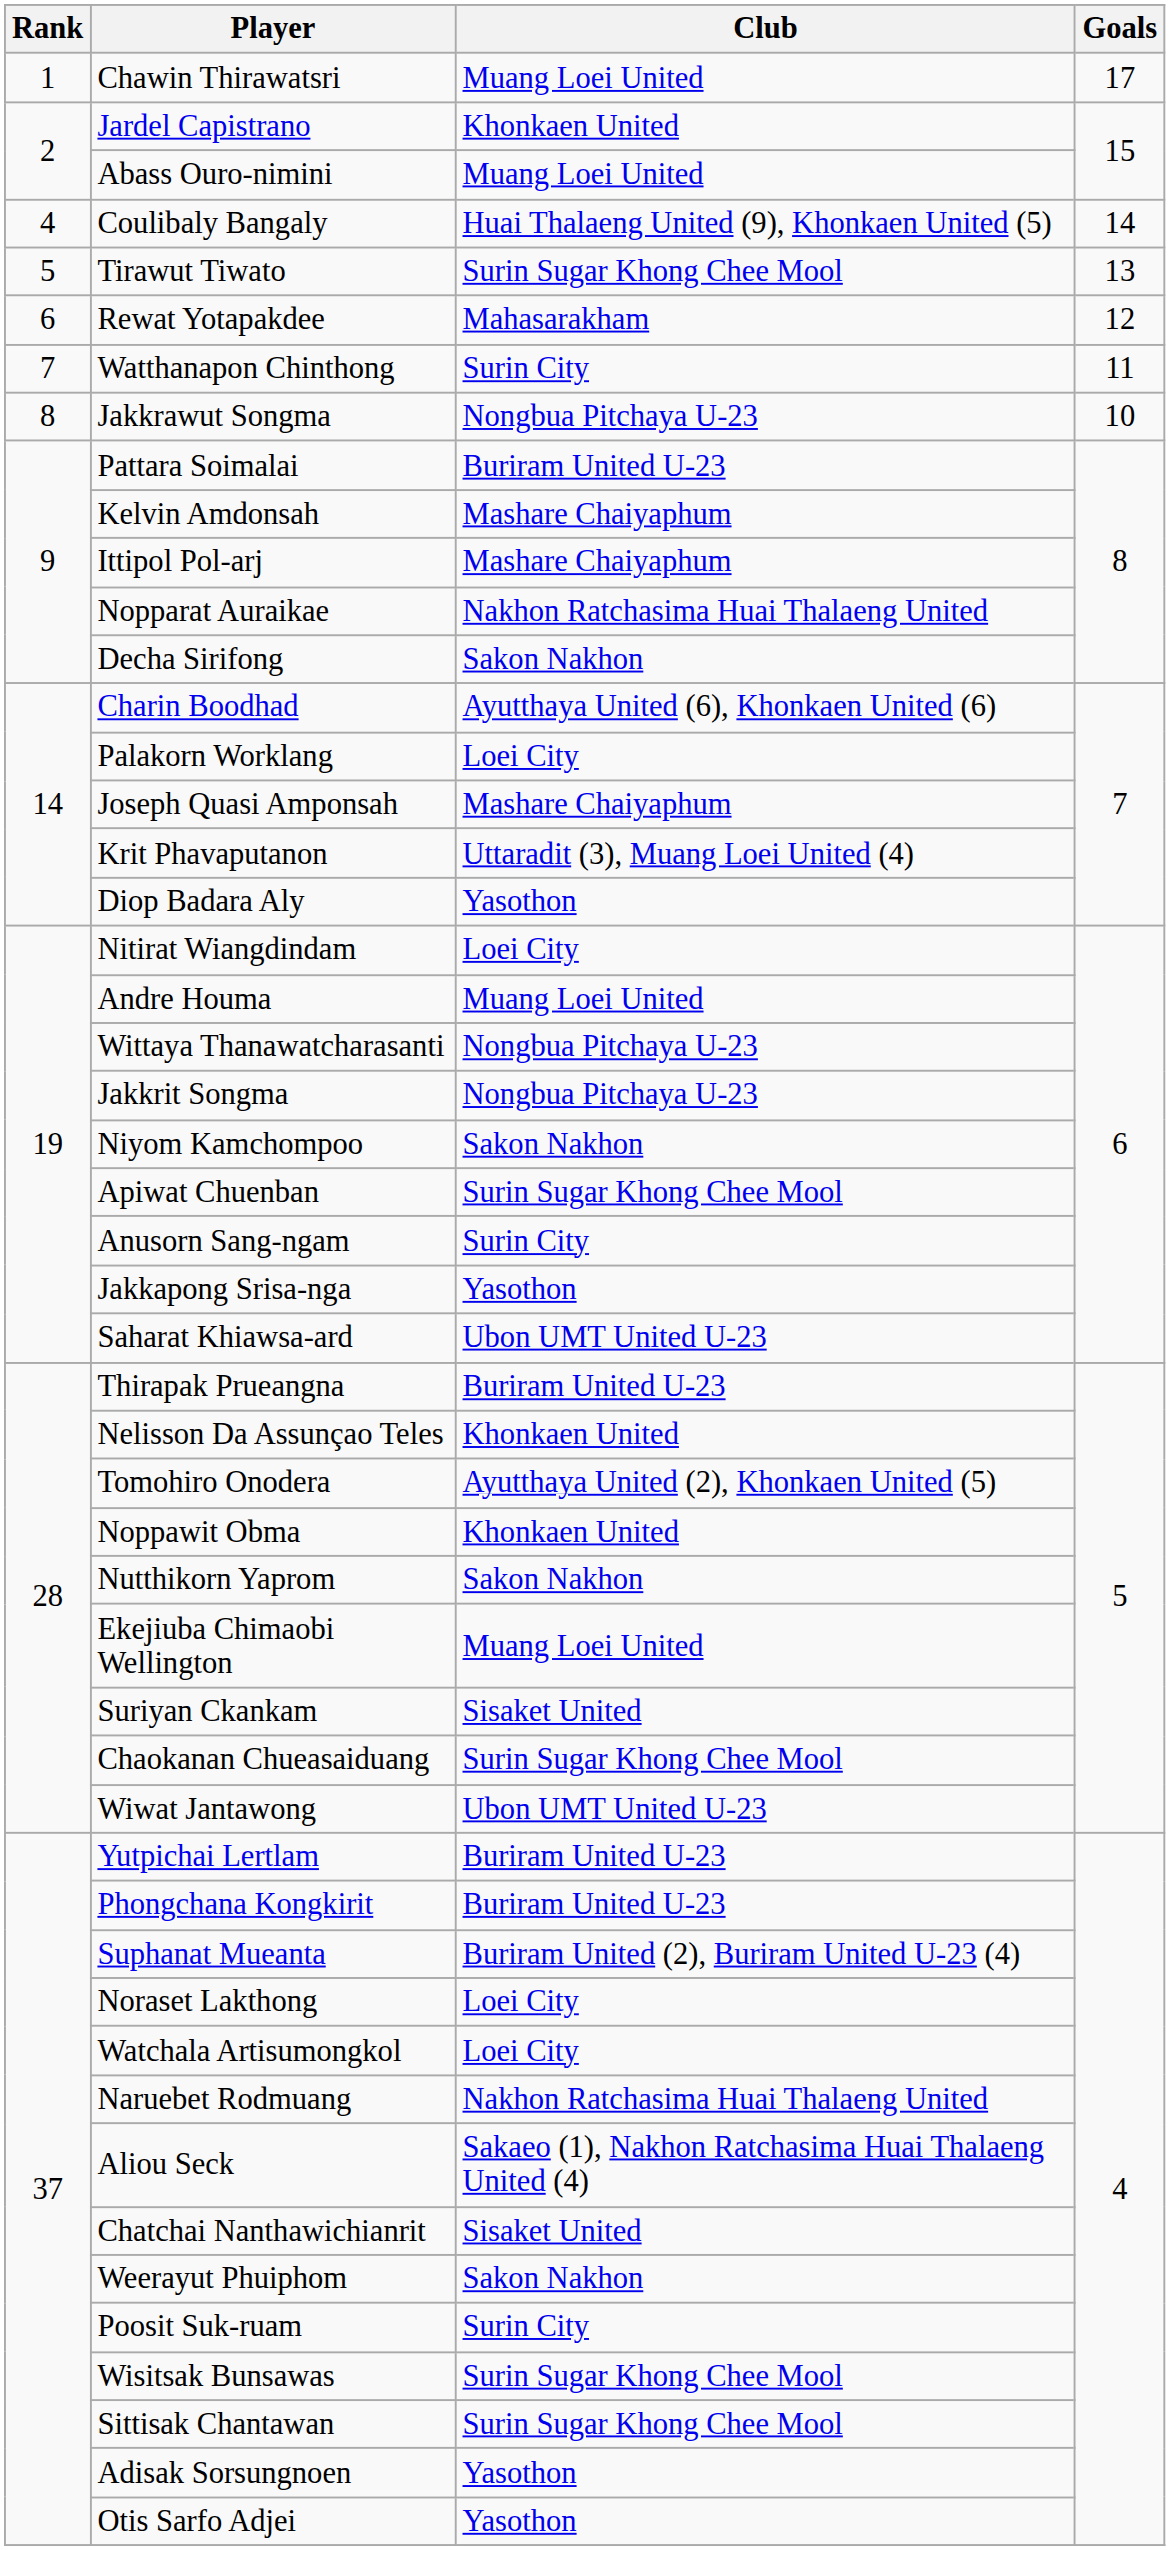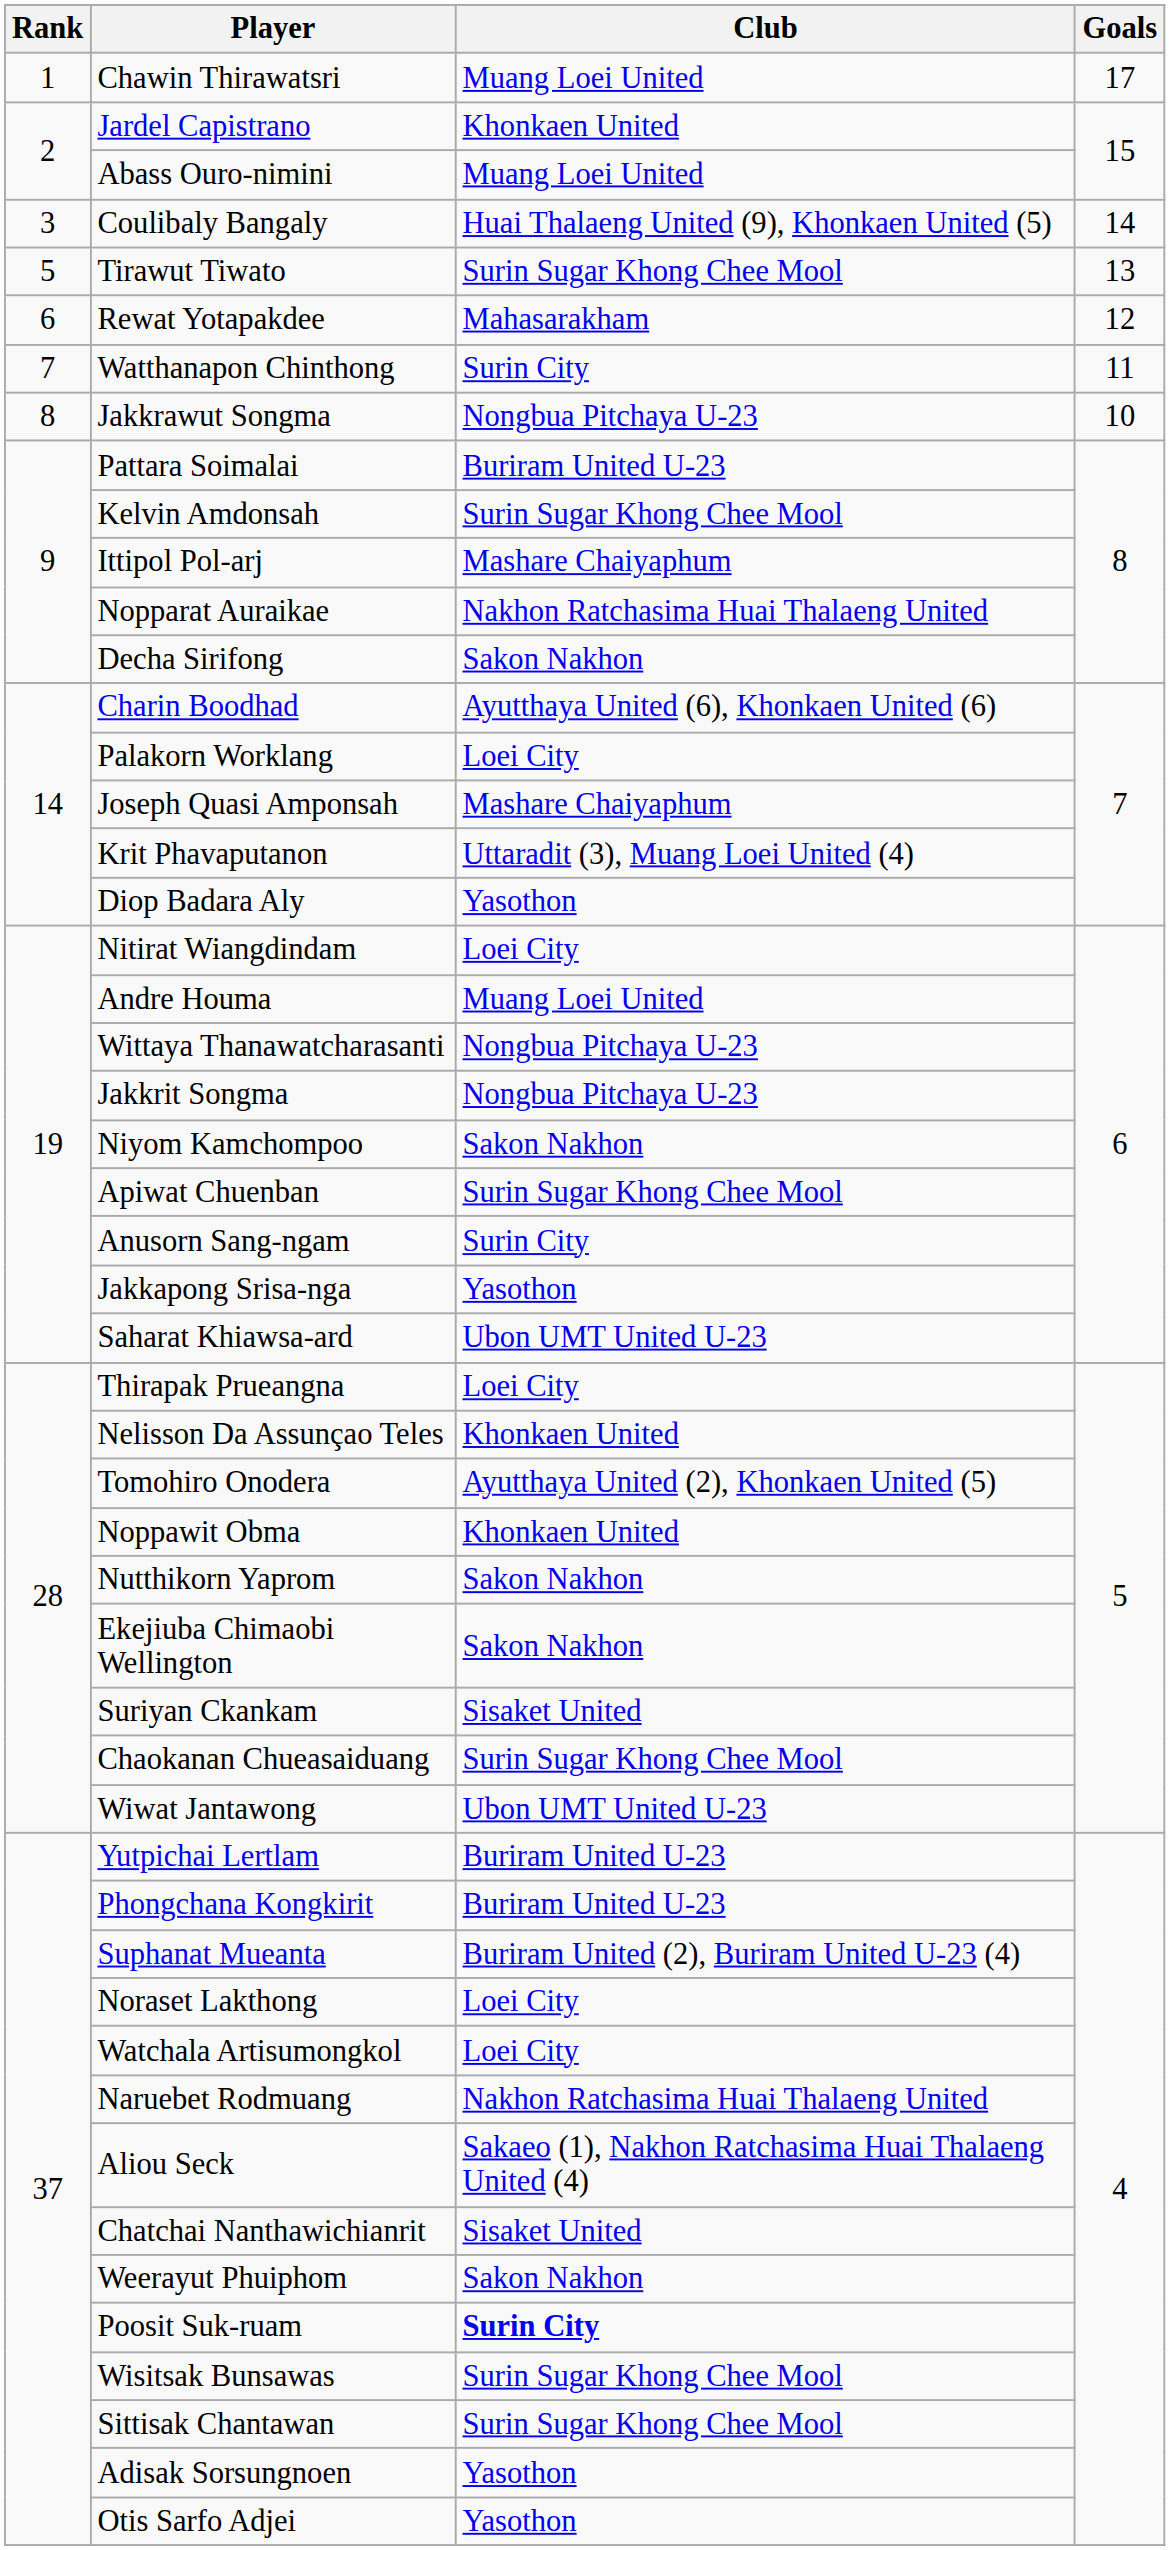(48, 222) 4 -> (48, 222) 3
(597, 513) Mashare Chaiyaphum -> (653, 513) Surin Sugar Khong Chee Mool
(594, 1385) Buriram United U-23 -> (521, 1385) Loei City
(583, 1645) Muang Loei United -> (553, 1645) Sakon Nakhon
(526, 2326) normal -> (531, 2326) bold
